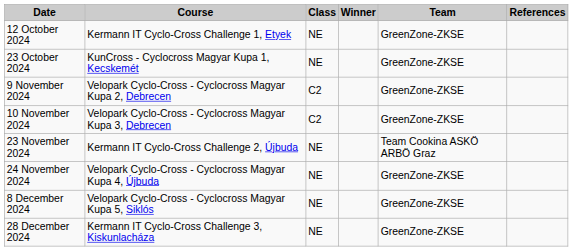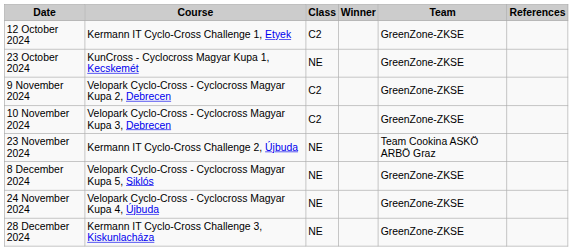(315, 35) NE -> (315, 35) C2
rows swapped: (38, 176) <-> (35, 204)
